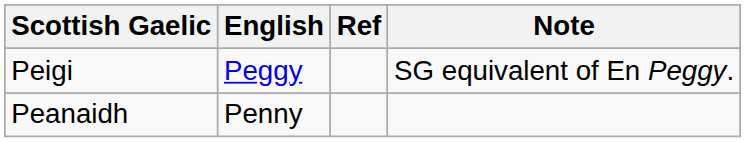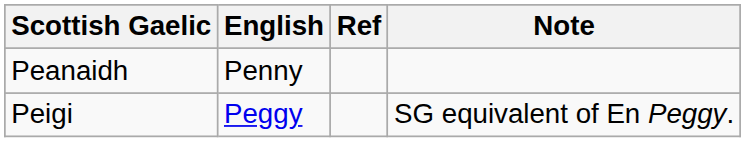rows swapped: (70, 114) <-> (42, 70)
